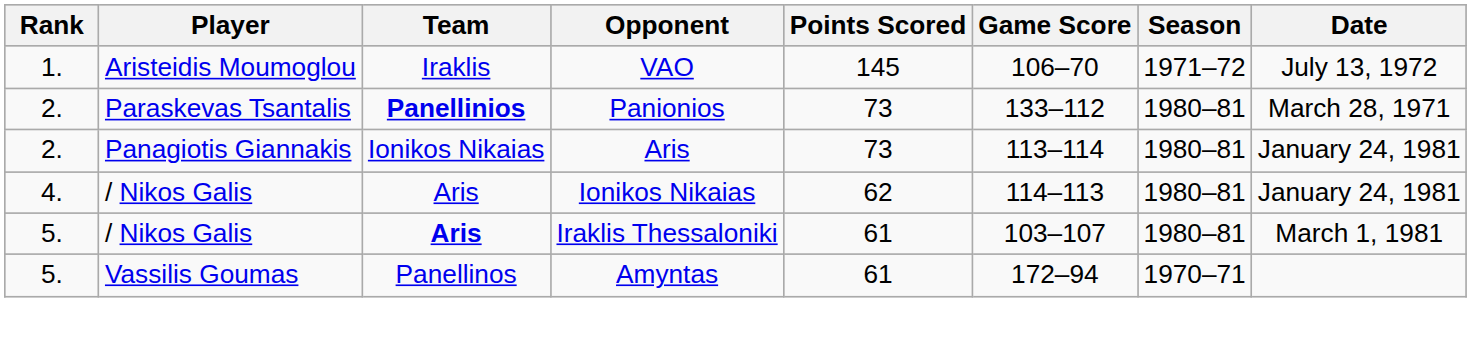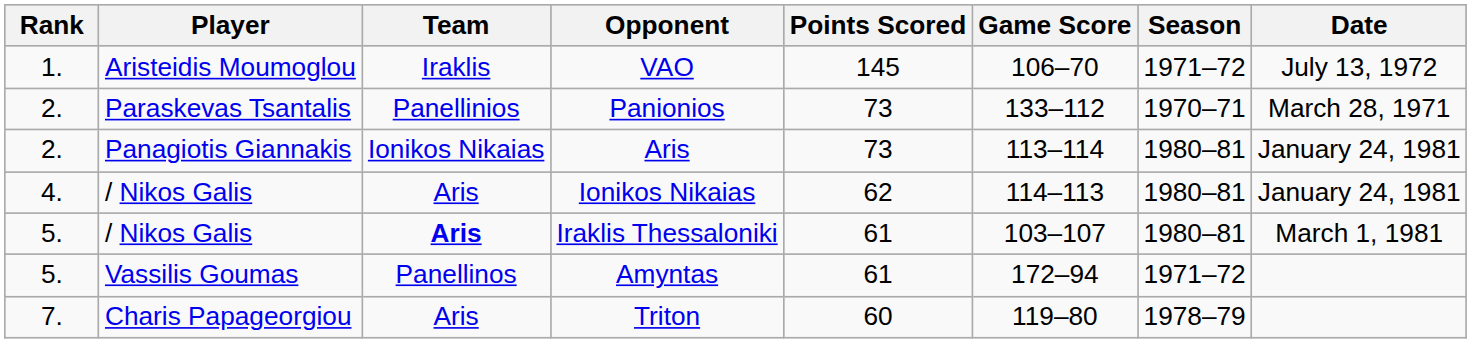(456, 108) bold -> (456, 108) normal
(1195, 108) 1980–81 -> (1195, 108) 1970–71
(1195, 274) 1970–71 -> (1195, 274) 1971–72
+ row: (667, 316)
